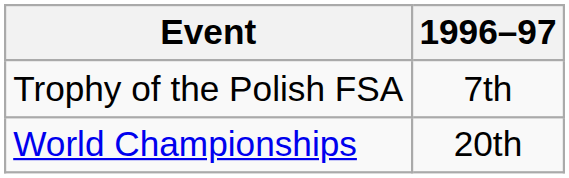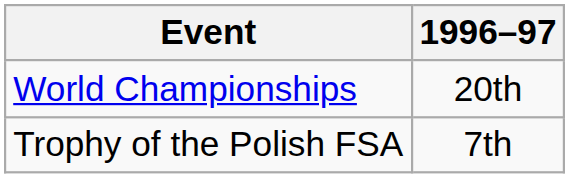rows swapped: (185, 144) <-> (208, 88)
